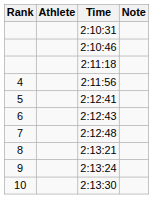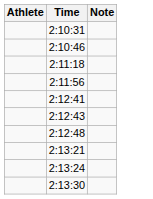- column: (20, 13)
